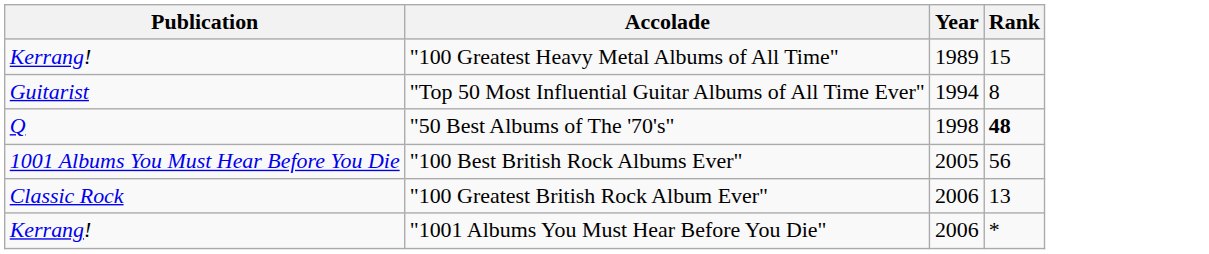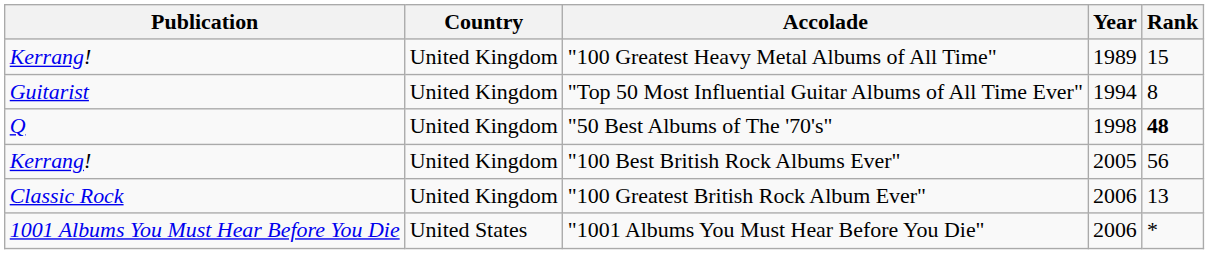+ column: (484, 21)
(205, 160) 1001 Albums You Must Hear Before You Die -> (51, 160) Kerrang!
(51, 230) Kerrang! -> (205, 230) 1001 Albums You Must Hear Before You Die
